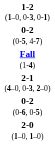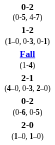rows swapped: (27, 12) <-> (27, 35)
